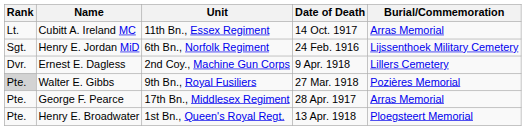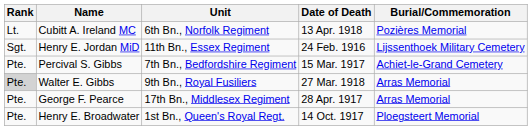(207, 30) 11th Bn., Essex Regiment -> (207, 30) 6th Bn., Norfolk Regiment
(326, 30) 14 Oct. 1917 -> (332, 30) 13 Apr. 1918
(407, 30) Arras Memorial -> (421, 30) Pozières Memorial
(207, 47) 6th Bn., Norfolk Regiment -> (207, 47) 11th Bn., Essex Regiment
- row: (82, 64)
+ row: (80, 64)
(415, 82) Pozières Memorial -> (413, 82) Arras Memorial
(326, 116) 13 Apr. 1918 -> (332, 116) 14 Oct. 1917
